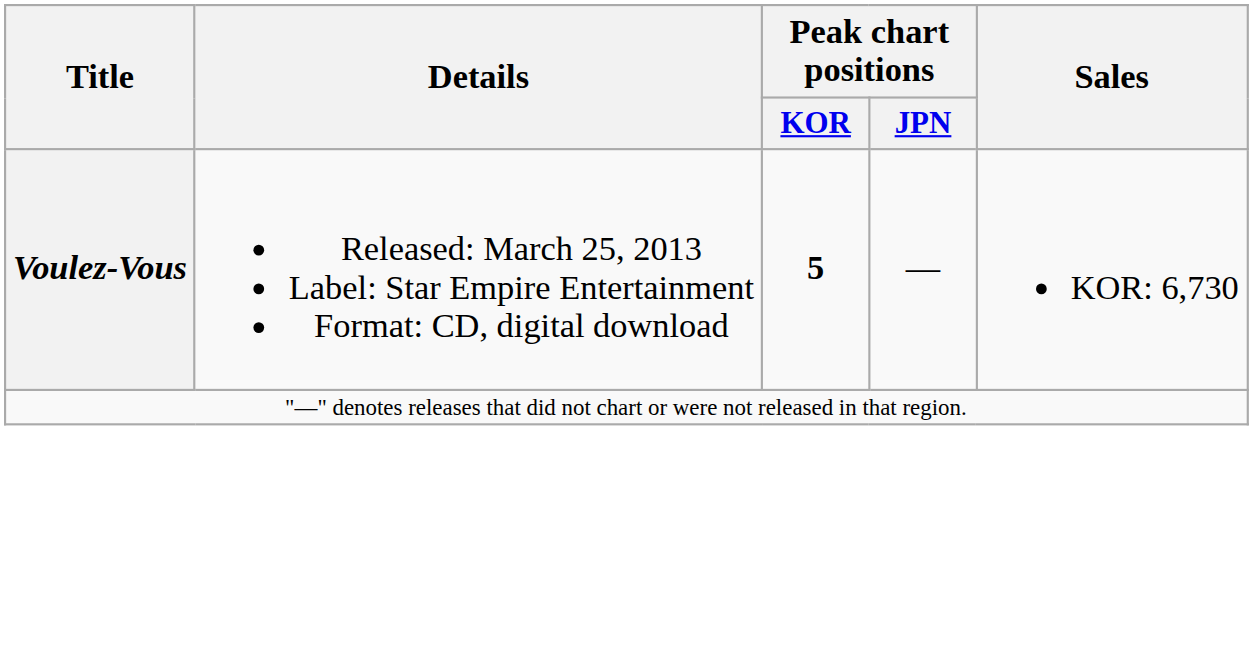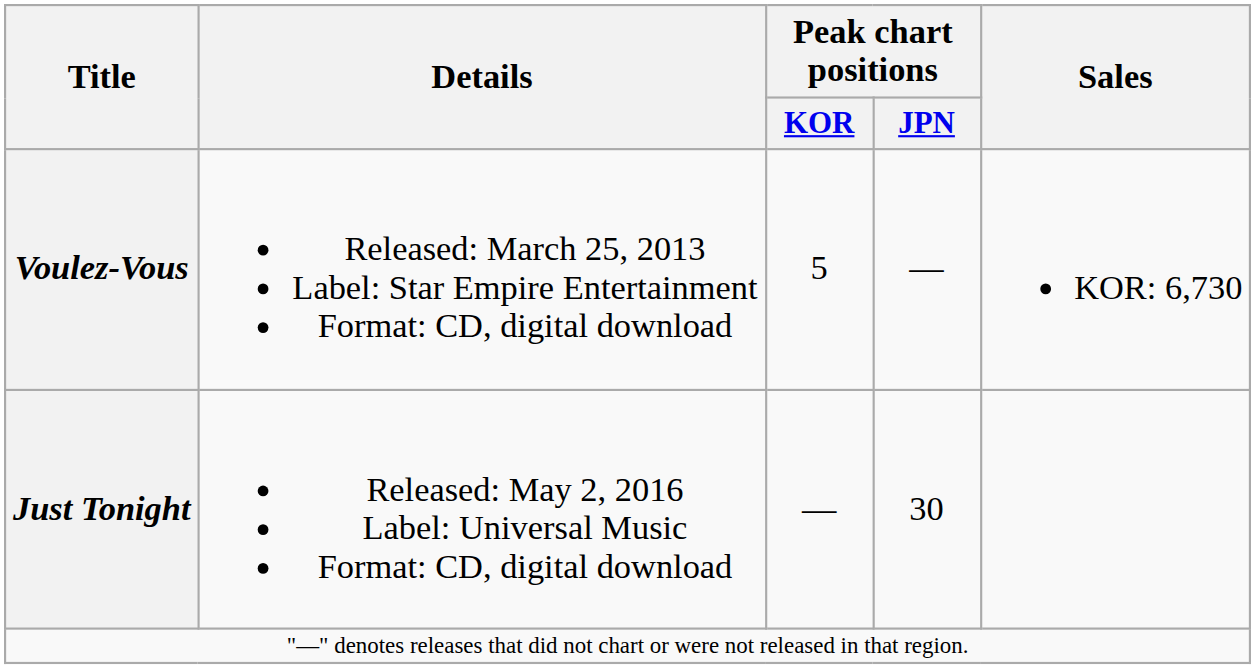(816, 268) bold -> (819, 268) normal
+ row: (102, 508)
